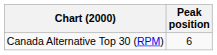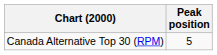(189, 41) 6 -> (189, 41) 5
